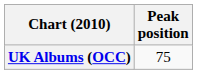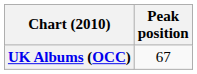(163, 57) 75 -> (163, 57) 67
